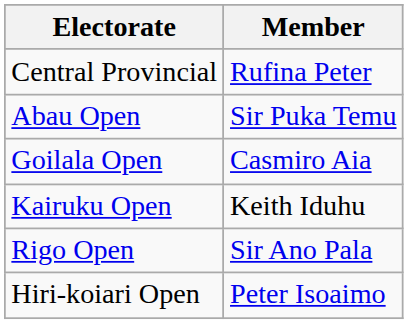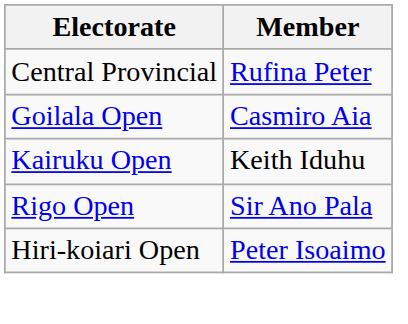- row: (76, 116)
